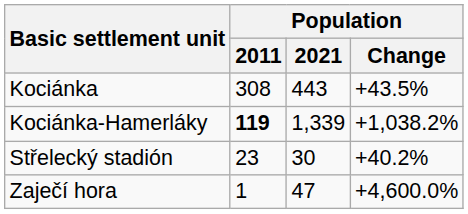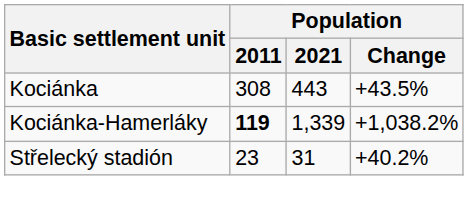(303, 157) 30 -> (303, 157) 31
- row: (63, 191)
